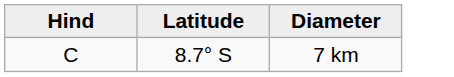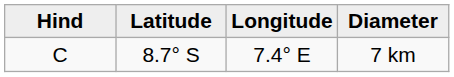+ column: (282, 21)
